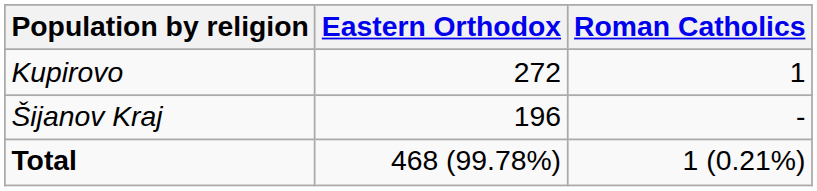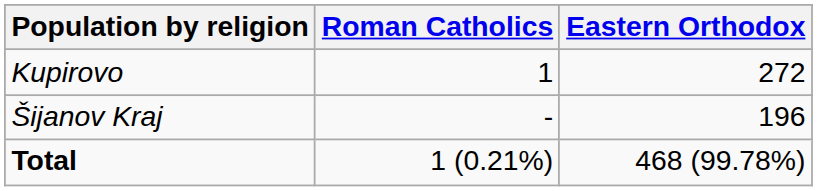columns swapped: (441, 26) <-> (690, 26)
